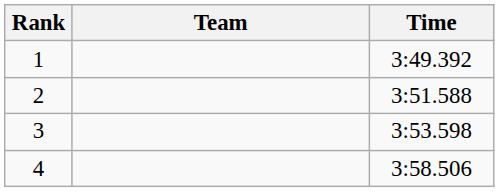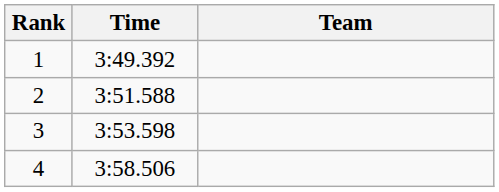columns swapped: (221, 22) <-> (431, 22)
